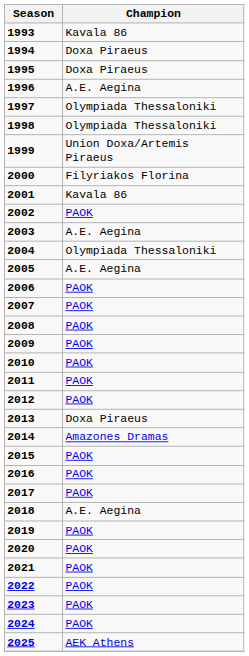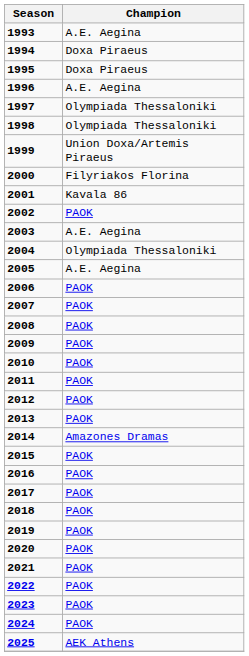(96, 32) Kavala 86 -> (103, 32) A.E. Aegina
(107, 419) Doxa Piraeus -> (79, 419) PAOK
(103, 512) A.E. Aegina -> (79, 512) PAOK
